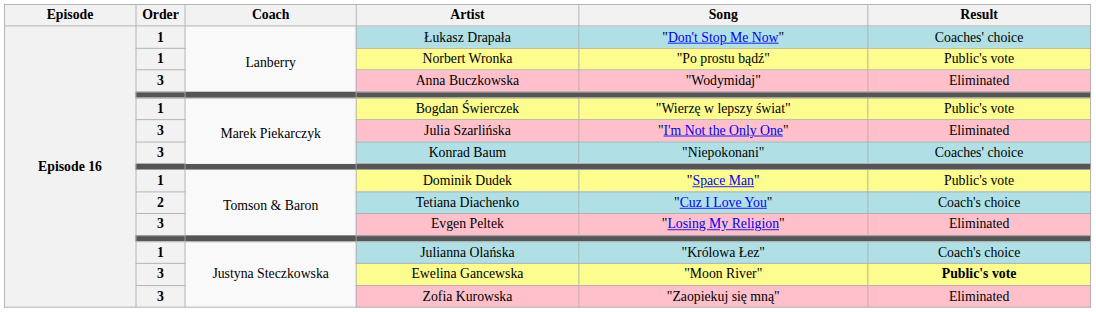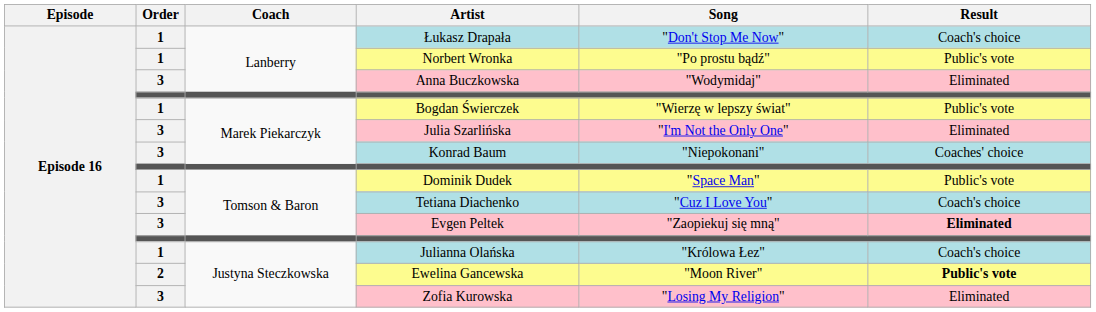(979, 37) Coaches' choice -> (979, 37) Coach's choice
(160, 202) 2 -> (160, 202) 3
(723, 224) "Losing My Religion" -> (723, 224) "Zaopiekuj się mną"
(979, 224) normal -> (979, 224) bold
(160, 274) 3 -> (160, 274) 2
(723, 296) "Zaopiekuj się mną" -> (723, 296) "Losing My Religion"
